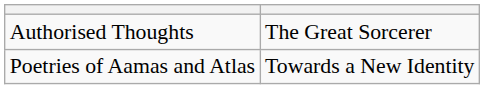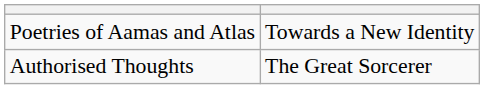rows swapped: (102, 31) <-> (132, 66)
